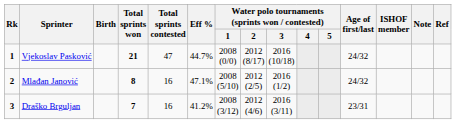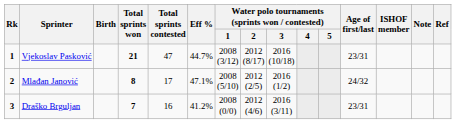(228, 56) 2008 (0/0) -> (228, 56) 2008 (3/12)
(358, 56) 24/32 -> (358, 56) 23/31
(168, 81) 16 -> (168, 81) 17
(228, 106) 2008 (3/12) -> (228, 106) 2008 (0/0)
